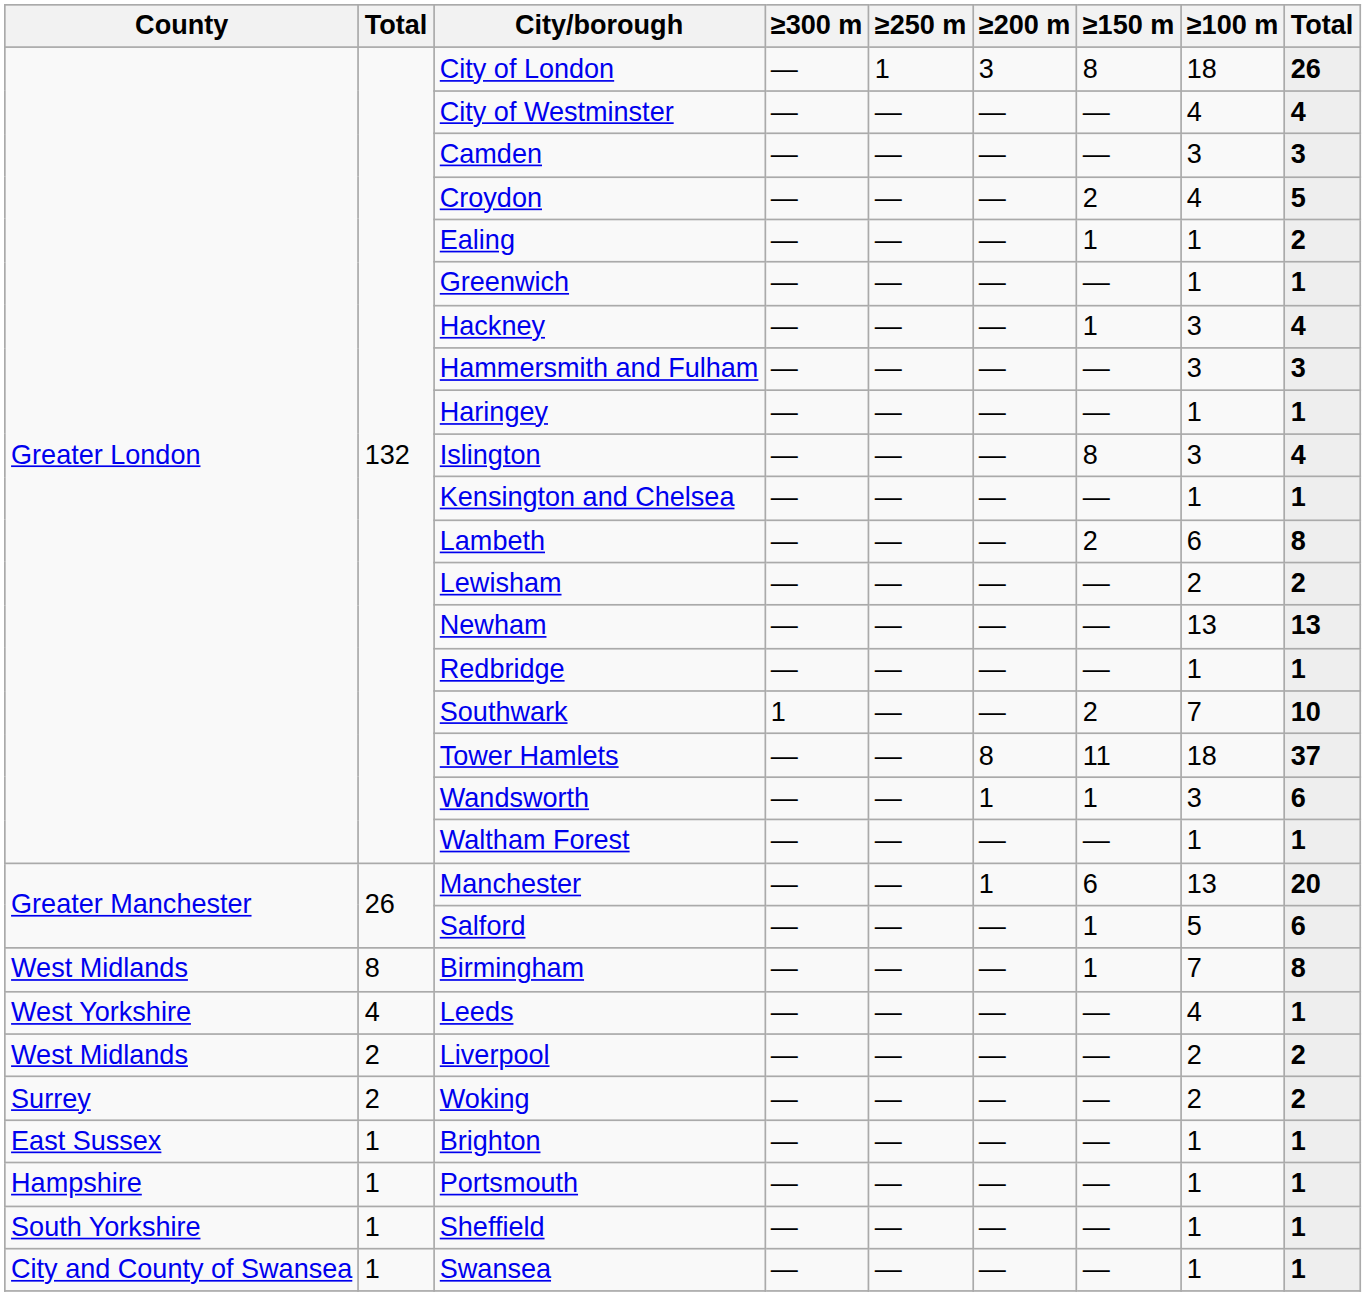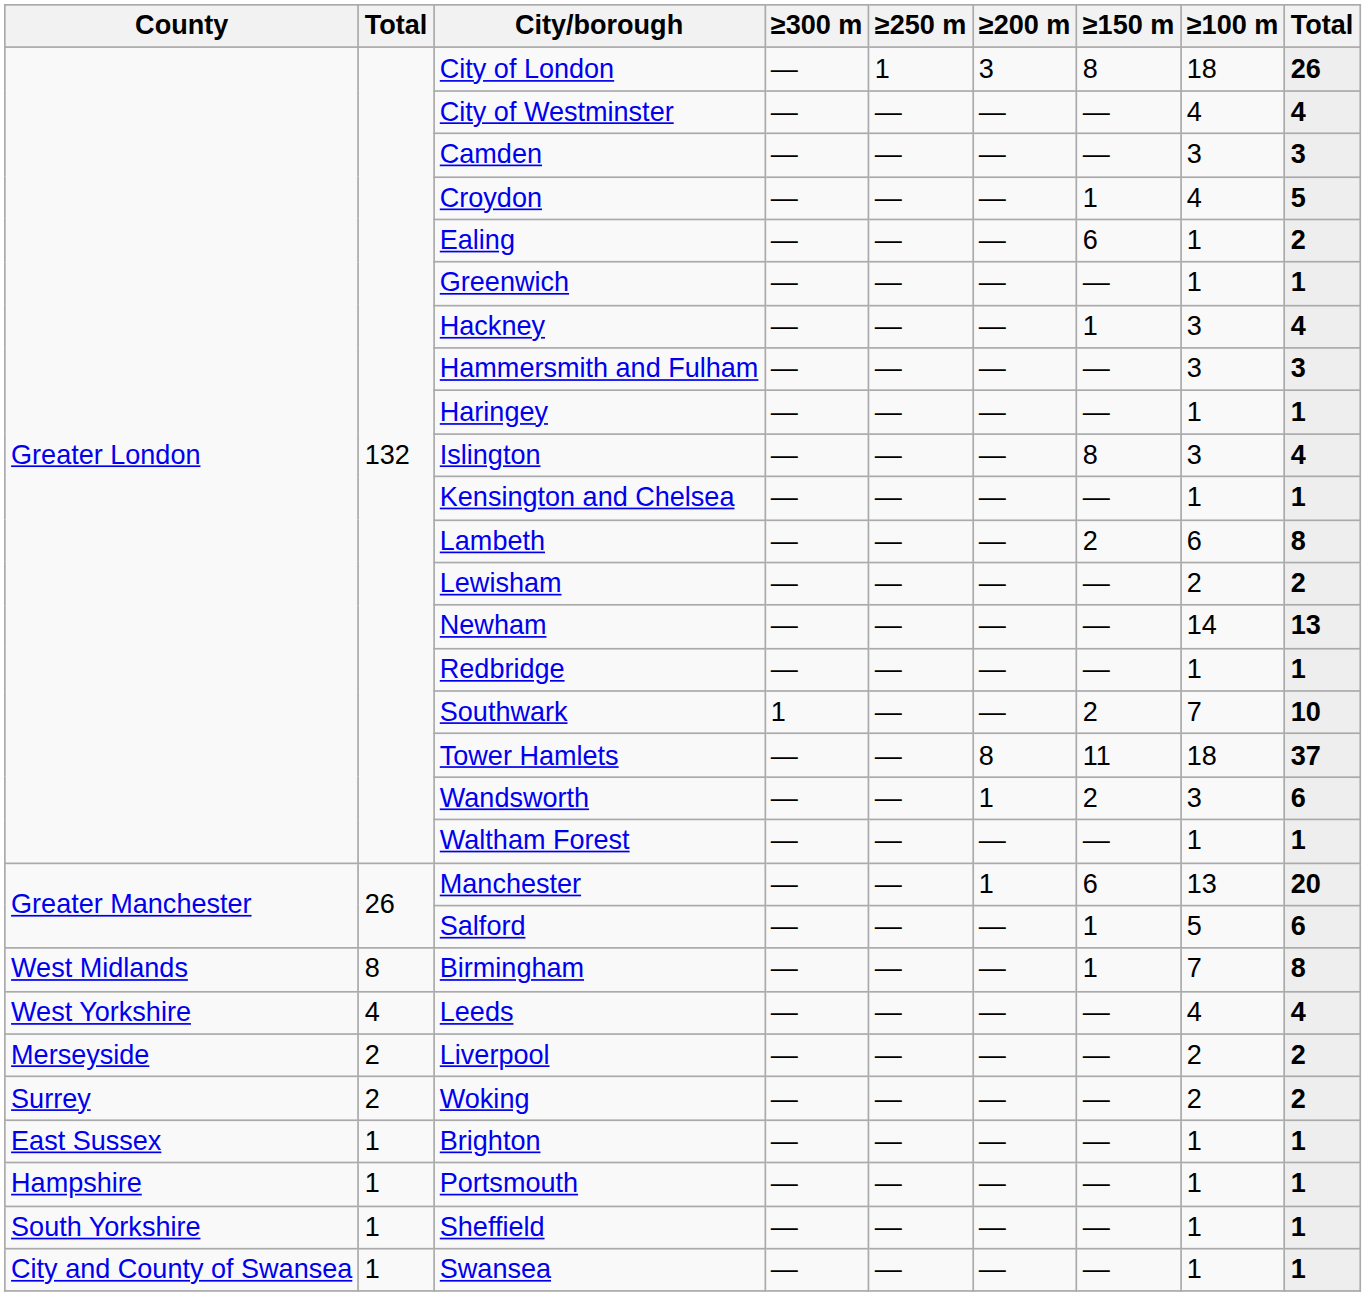(1090, 197) 2 -> (1090, 197) 1
(1090, 240) 1 -> (1090, 240) 6
(1202, 626) 13 -> (1202, 626) 14
(1090, 797) 1 -> (1090, 797) 2
(1298, 1012) 1 -> (1298, 1012) 4
(99, 1055) West Midlands -> (80, 1055) Merseyside
